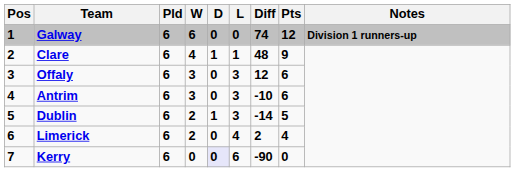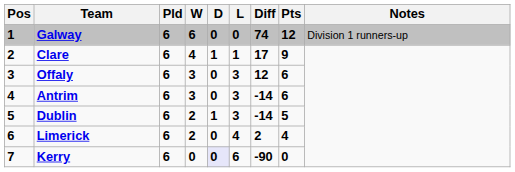(362, 34) bold -> (358, 35) normal
(261, 55) 48 -> (261, 55) 17
(263, 95) -10 -> (263, 95) -14
